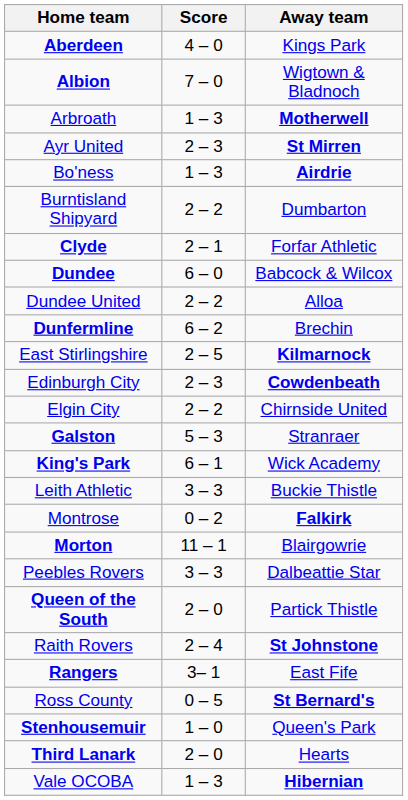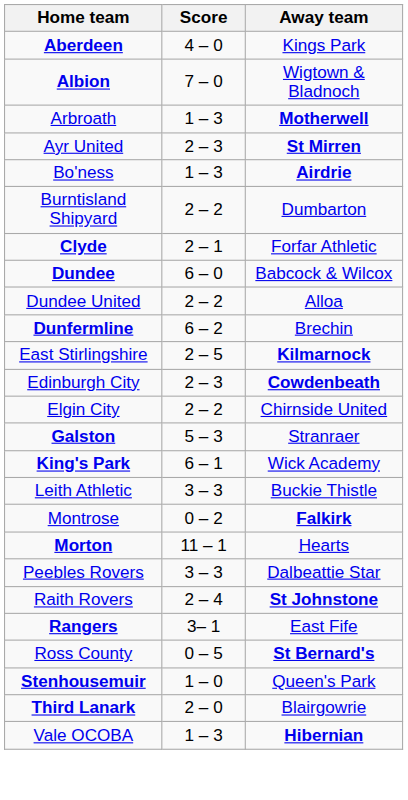(324, 545) Blairgowrie -> (324, 545) Hearts
- row: (83, 609)
(324, 754) Hearts -> (324, 708) Blairgowrie
